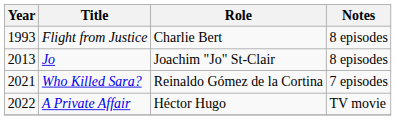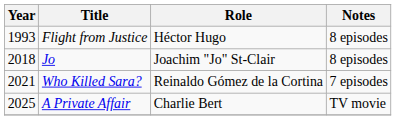(188, 37) Charlie Bert -> (190, 37) Héctor Hugo
(22, 59) 2013 -> (22, 59) 2018
(22, 103) 2022 -> (22, 103) 2025
(190, 103) Héctor Hugo -> (188, 103) Charlie Bert
